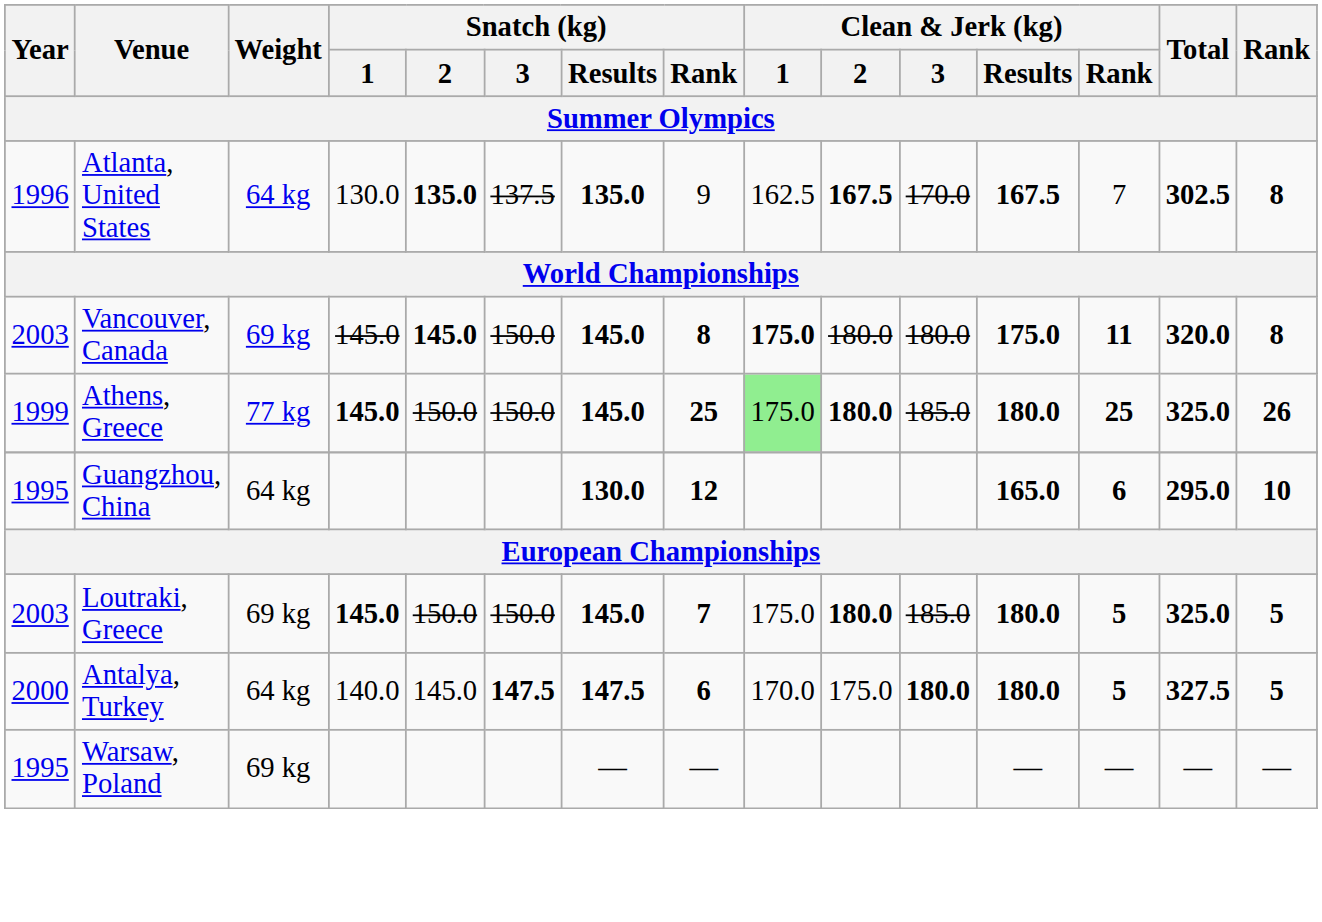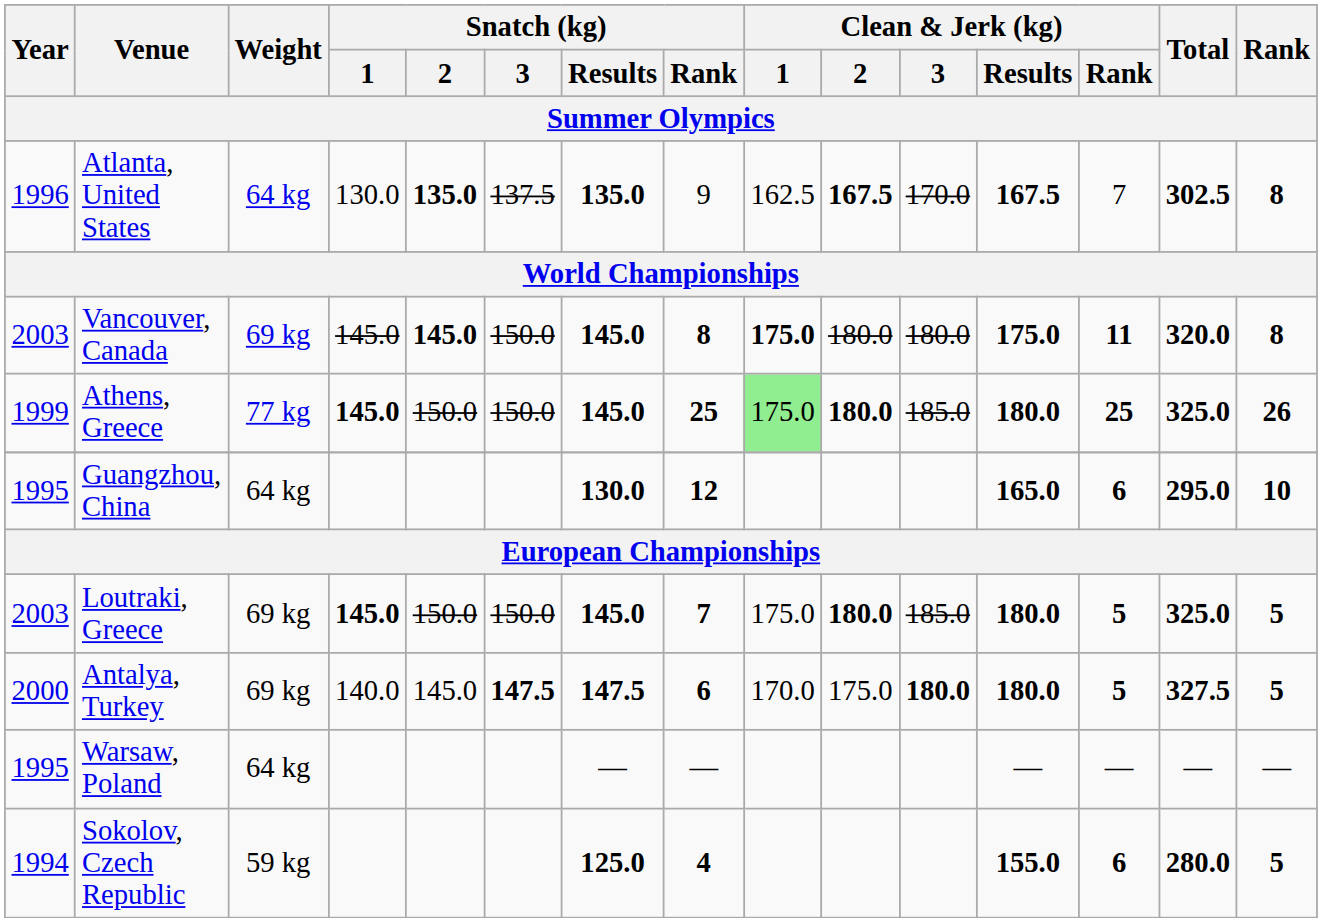(278, 690) 64 kg -> (278, 690) 69 kg
(278, 768) 69 kg -> (278, 768) 64 kg
+ row: (134, 862)
